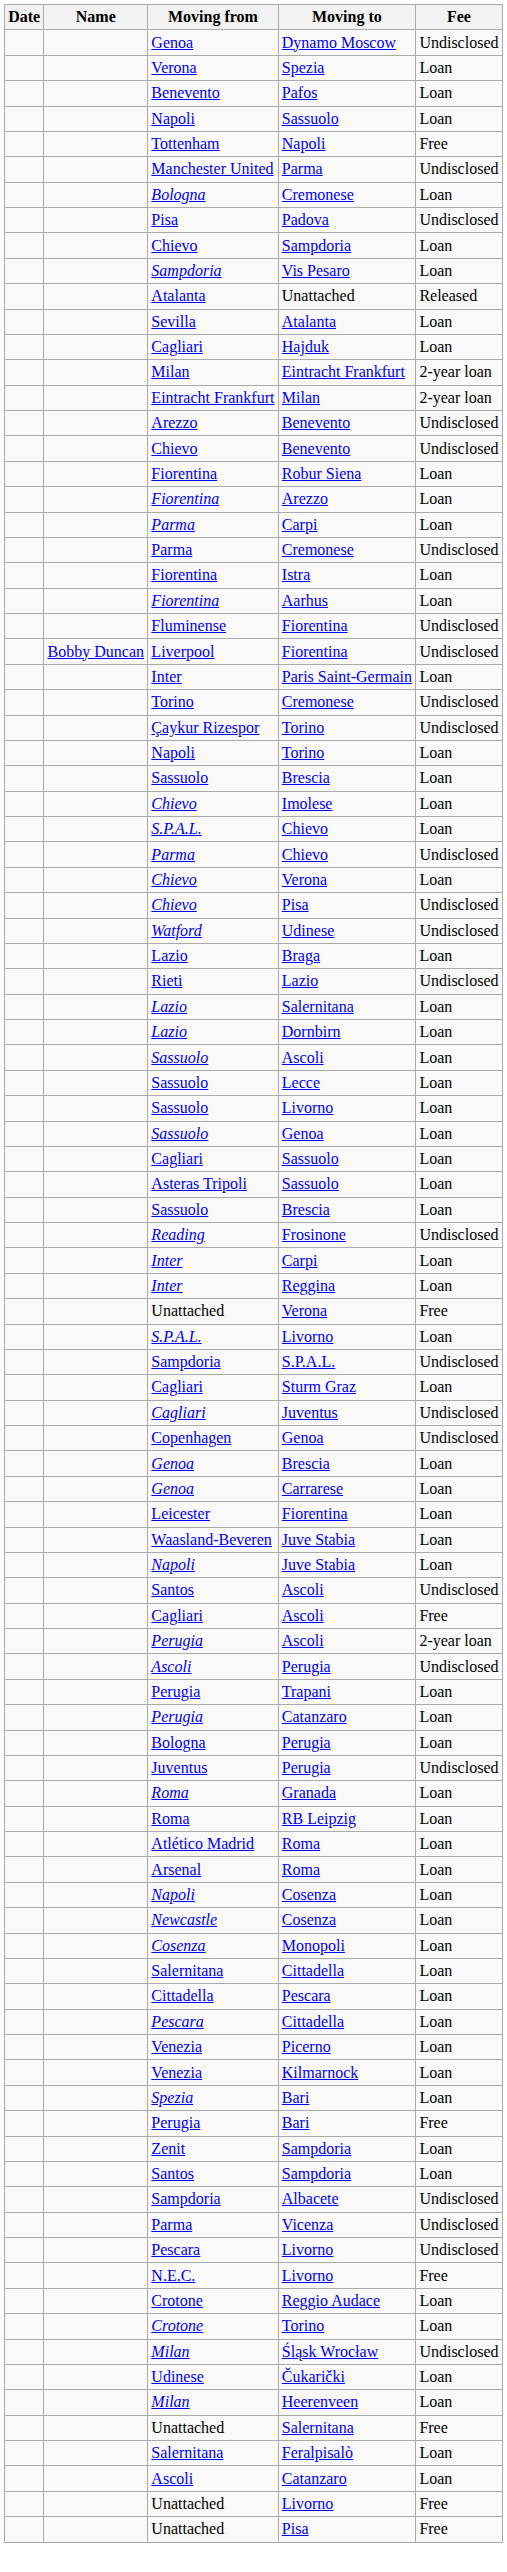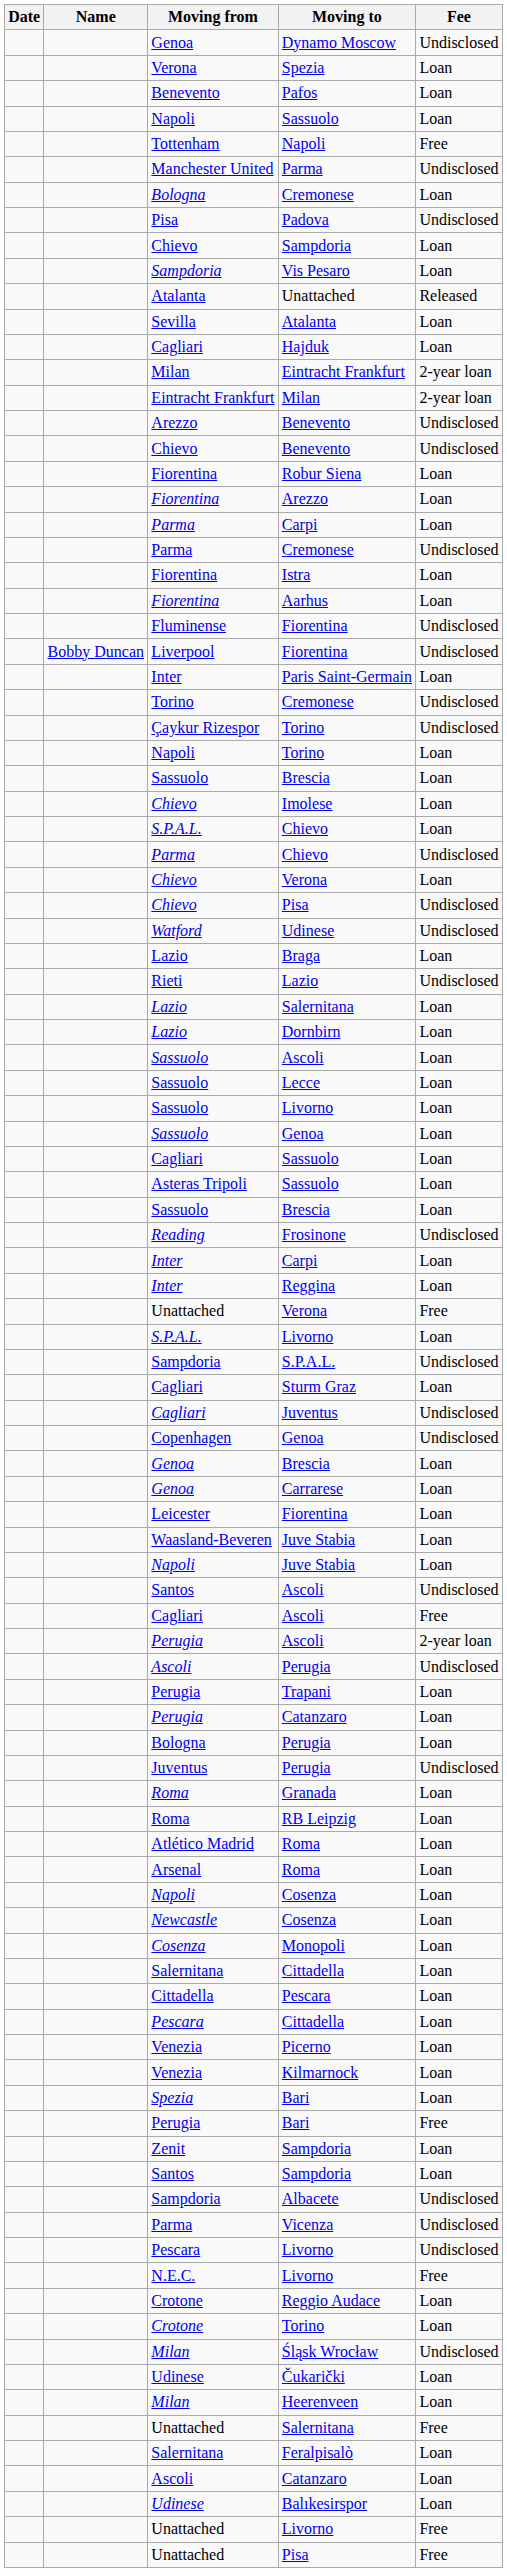+ row: (178, 2503)
